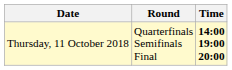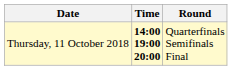columns swapped: (211, 13) <-> (164, 13)
